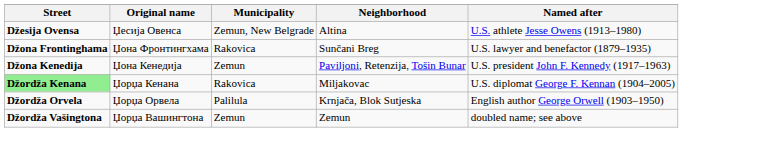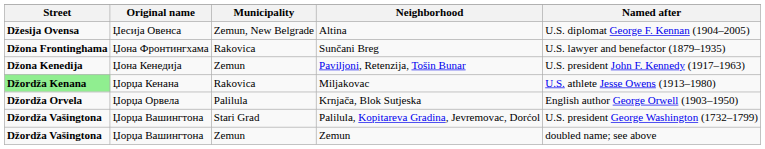(556, 30) U.S. athlete Jesse Owens (1913–1980) -> (647, 30) U.S. diplomat George F. Kennan (1904–2005)
(573, 83) U.S. diplomat George F. Kennan (1904–2005) -> (630, 83) U.S. athlete Jesse Owens (1913–1980)
+ row: (430, 118)
